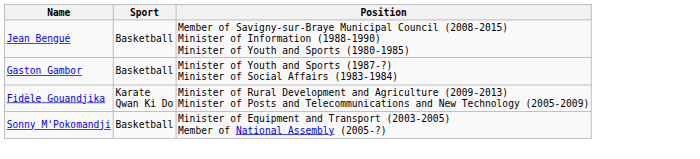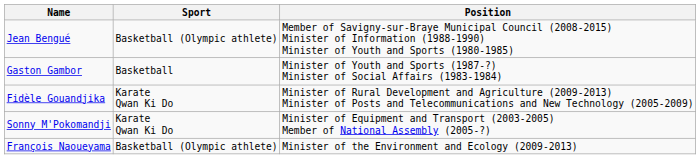(144, 39) Basketball -> (197, 39) Basketball (Olympic athlete)
(144, 125) Basketball -> (144, 125) Karate Qwan Ki Do
+ row: (59, 146)
